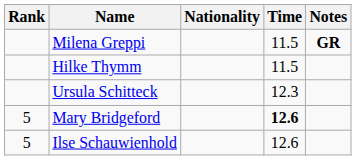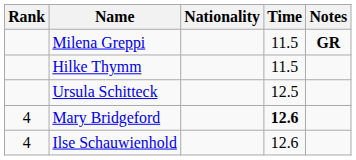(285, 92) 12.3 -> (285, 92) 12.5
(27, 117) 5 -> (27, 117) 4
(27, 142) 5 -> (27, 142) 4
